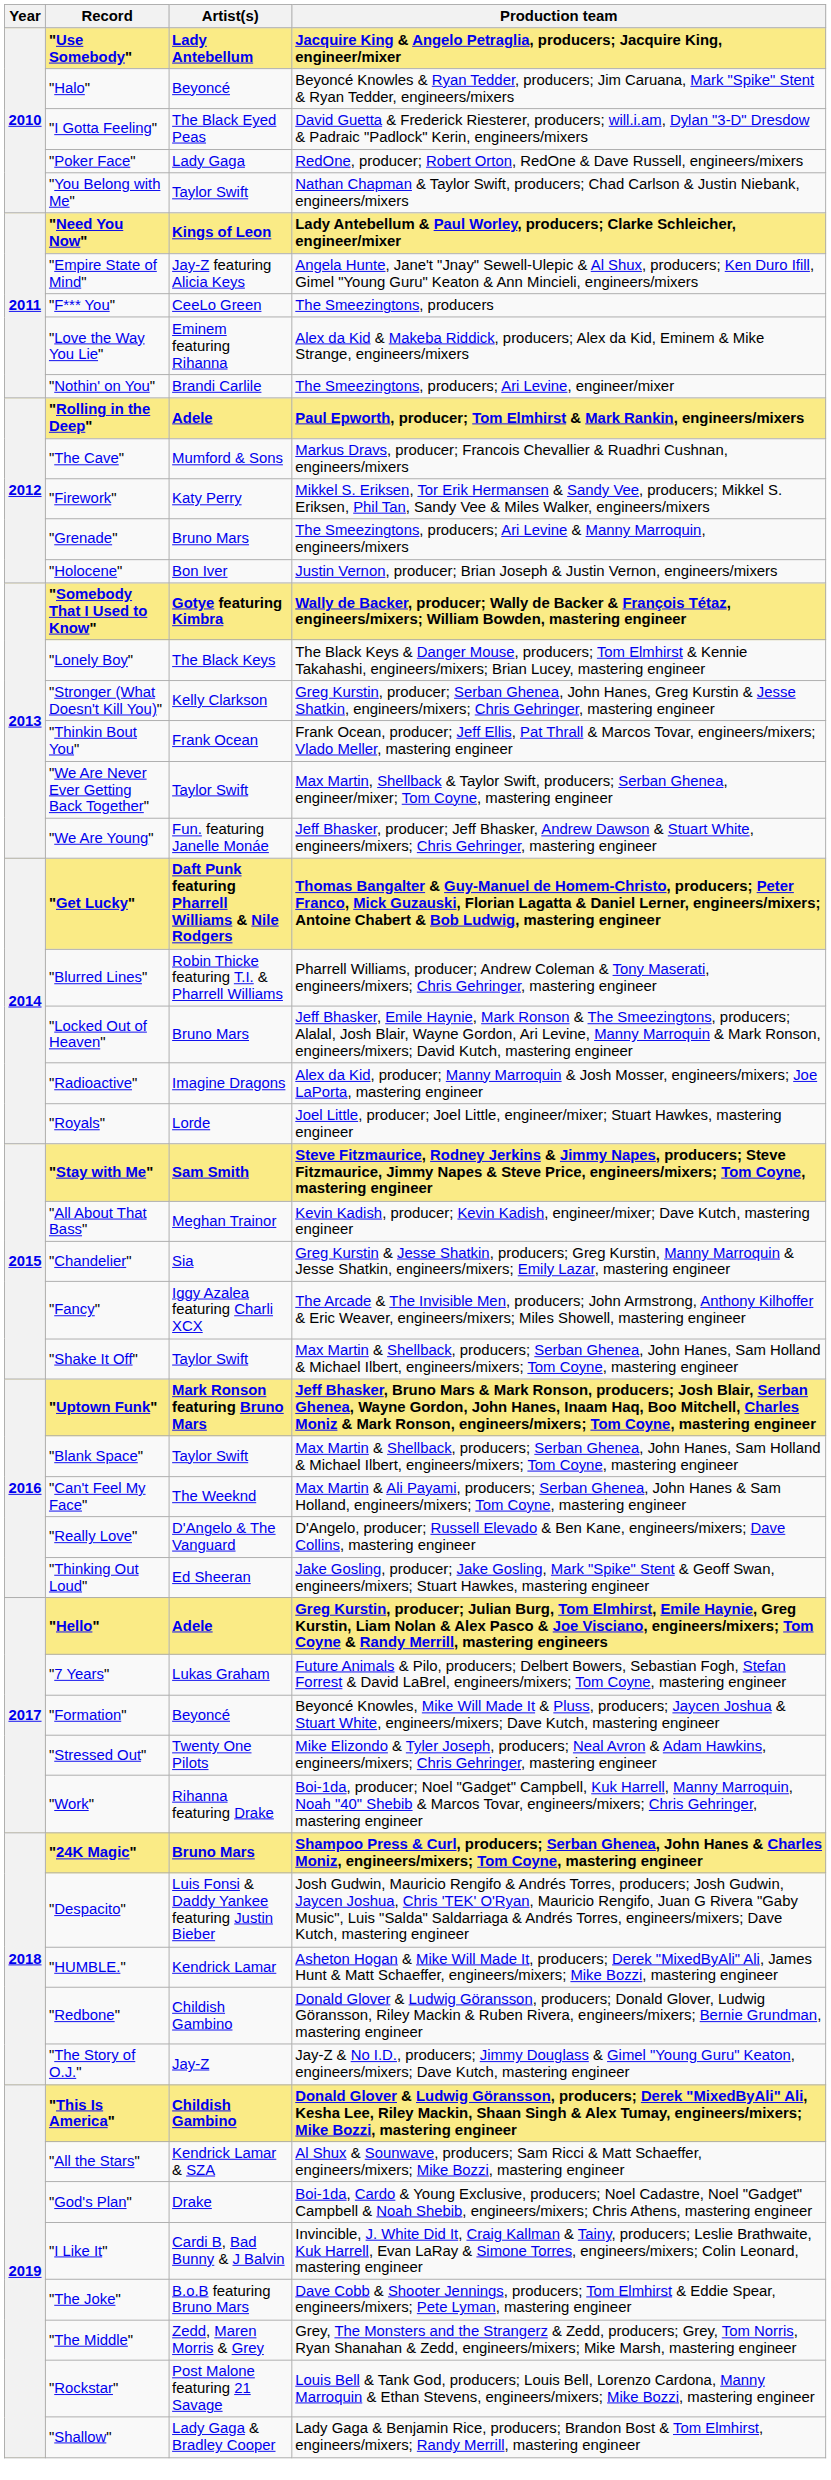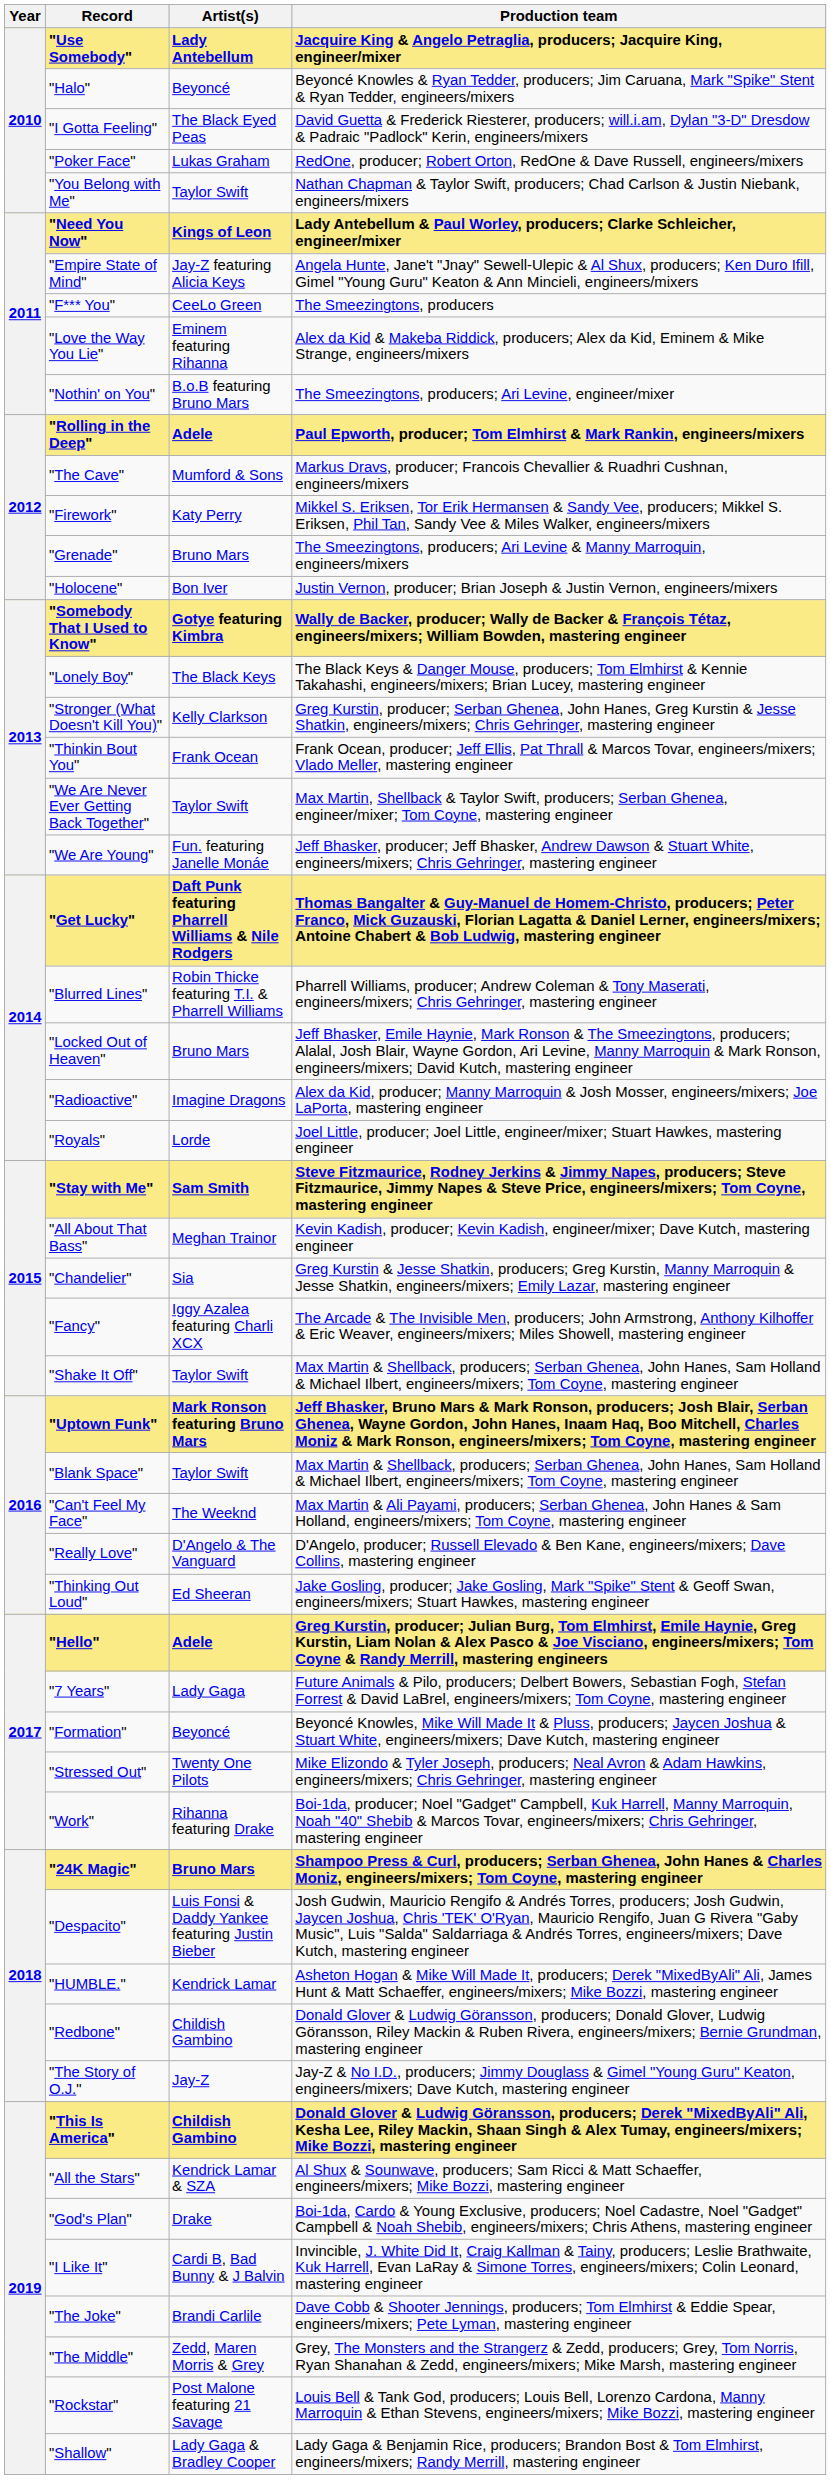(209, 160) Lady Gaga -> (221, 160) Lukas Graham
(217, 386) Brandi Carlile -> (221, 394) B.o.B featuring Bruno Mars
(221, 1674) Lukas Graham -> (209, 1691) Lady Gaga
(221, 2299) B.o.B featuring Bruno Mars -> (217, 2316) Brandi Carlile
